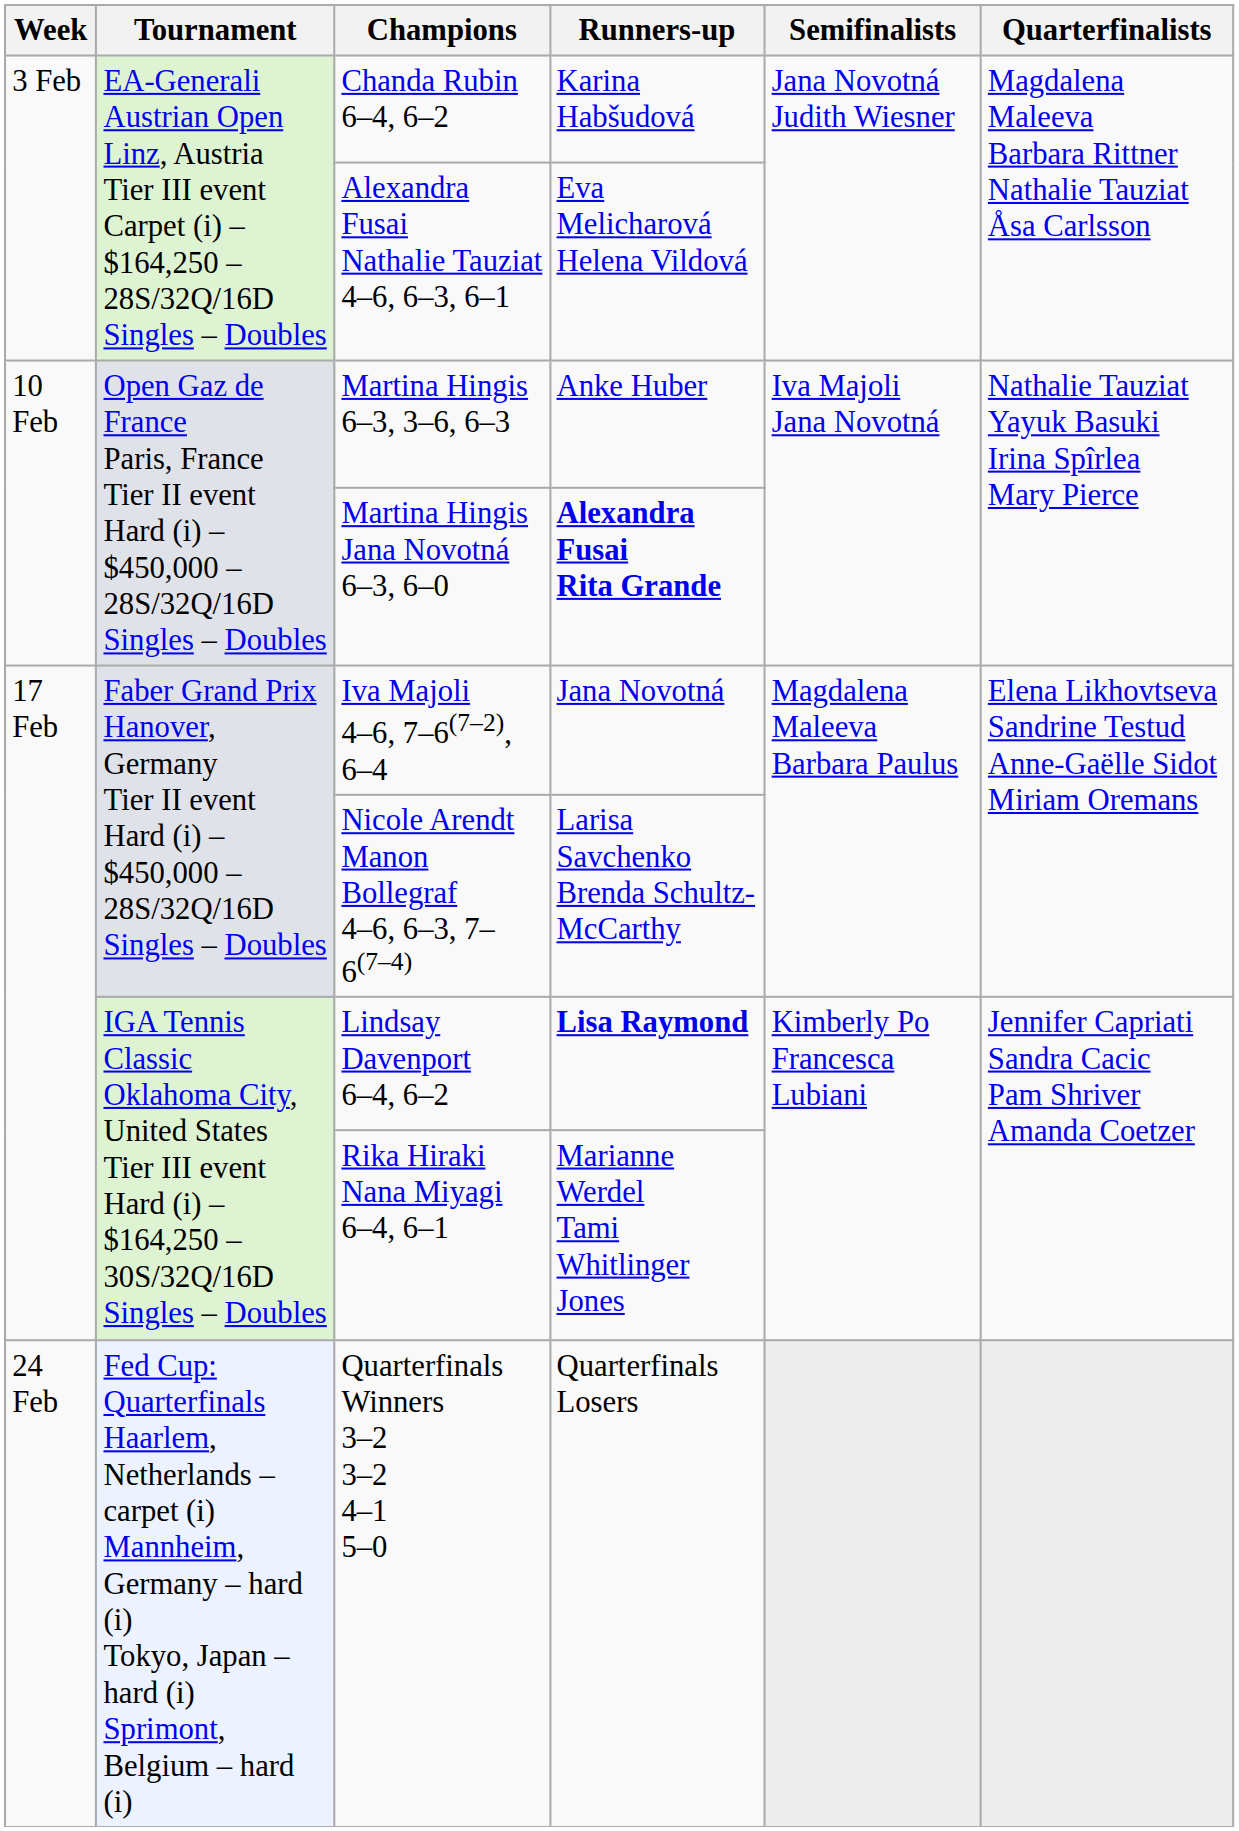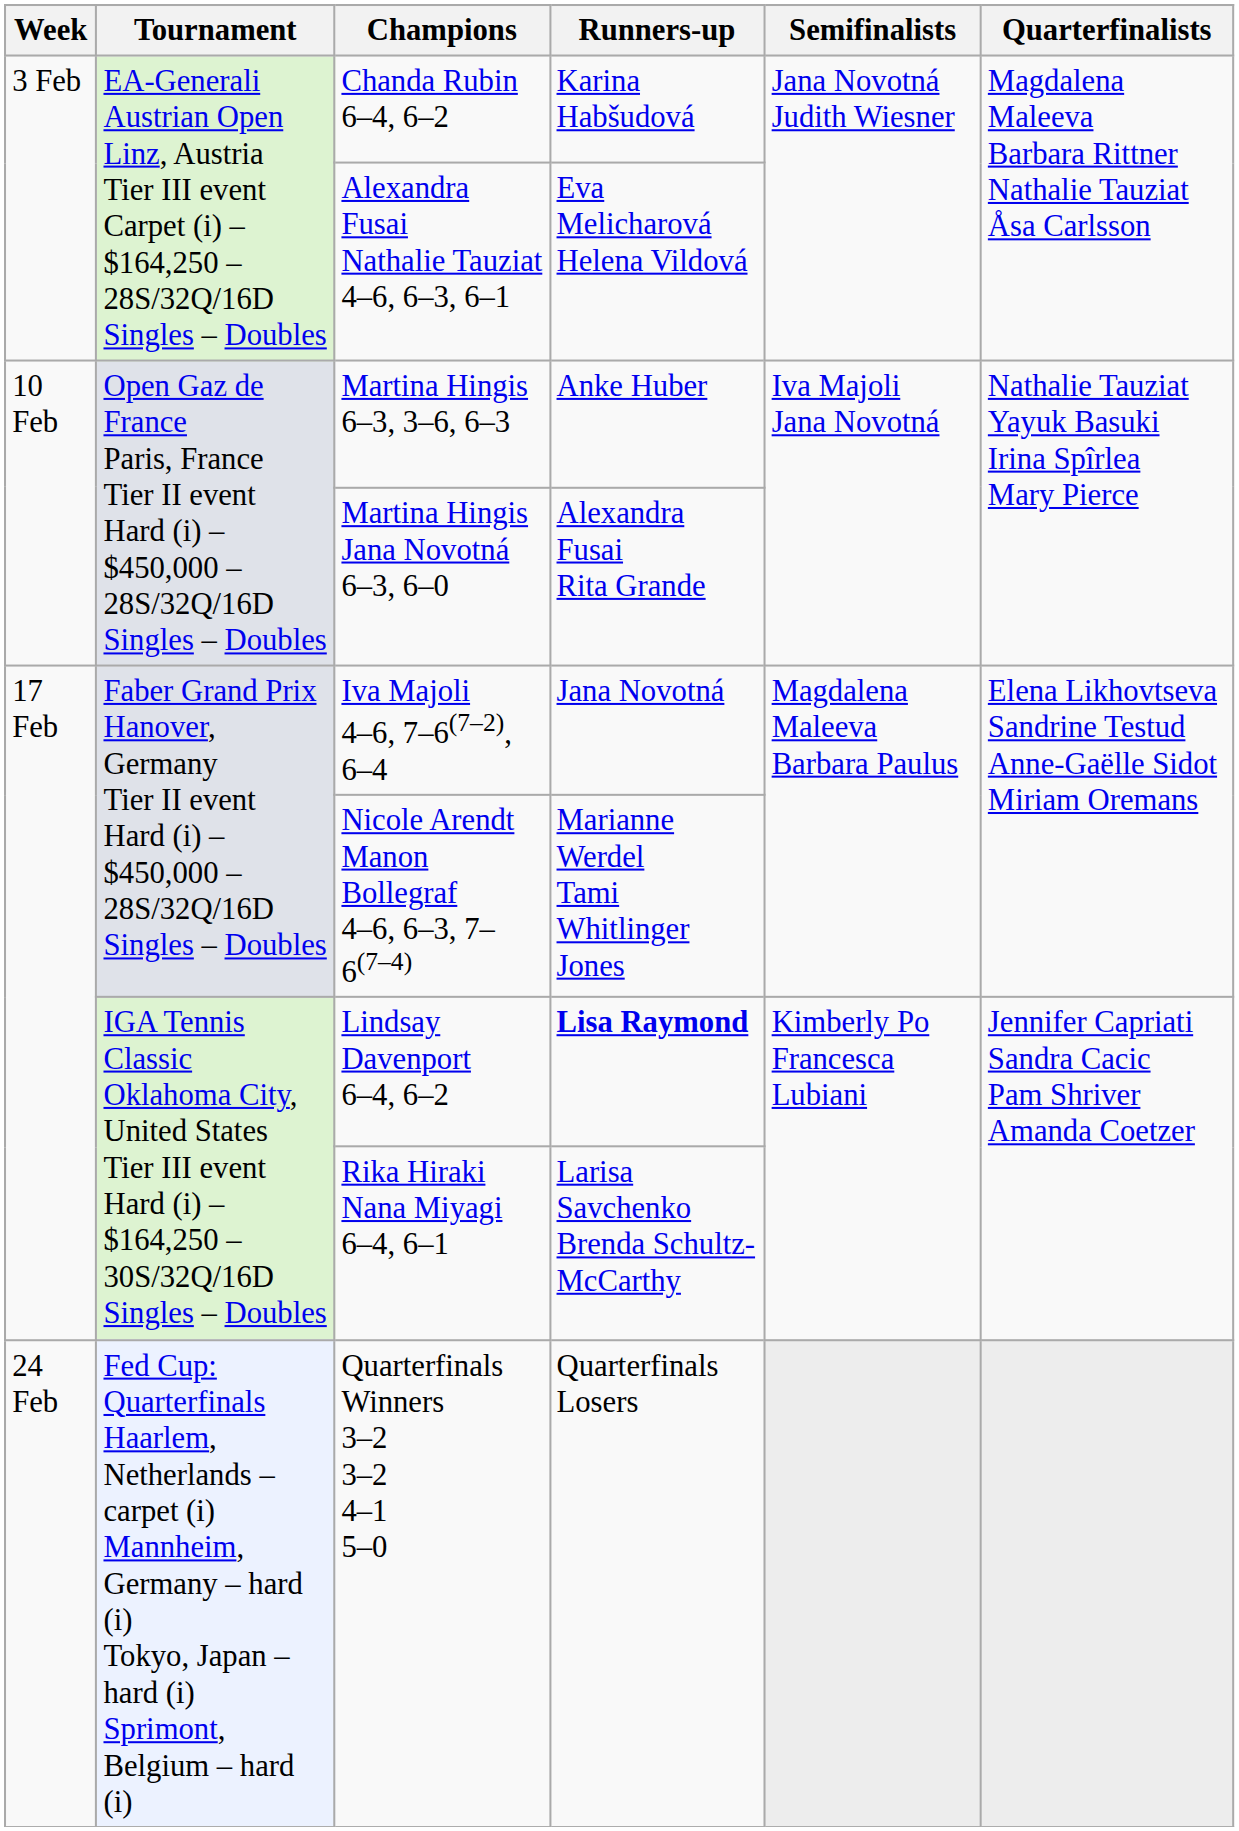(639, 548) bold -> (631, 548) normal
(656, 874) Larisa Savchenko Brenda Schultz-McCarthy -> (623, 893) Marianne Werdel Tami Whitlinger Jones
(623, 1227) Marianne Werdel Tami Whitlinger Jones -> (656, 1226) Larisa Savchenko Brenda Schultz-McCarthy
